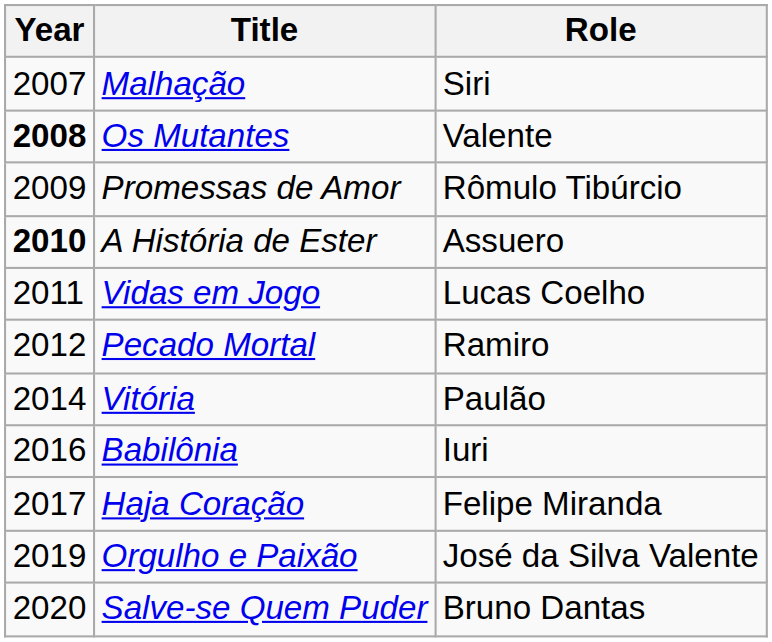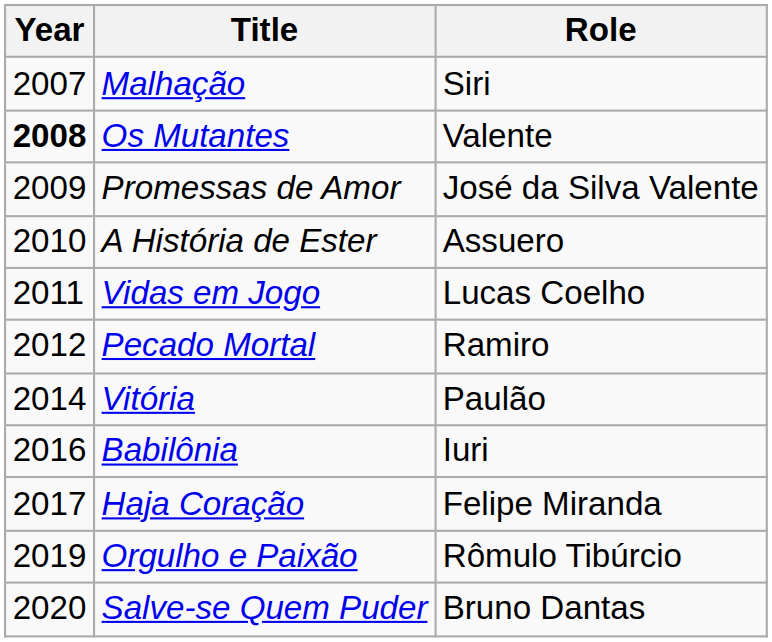(562, 188) Rômulo Tibúrcio -> (601, 188) José da Silva Valente
(50, 240) bold -> (50, 240) normal
(601, 556) José da Silva Valente -> (562, 556) Rômulo Tibúrcio
